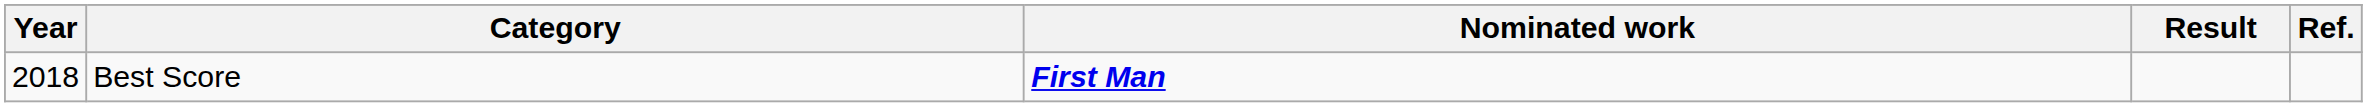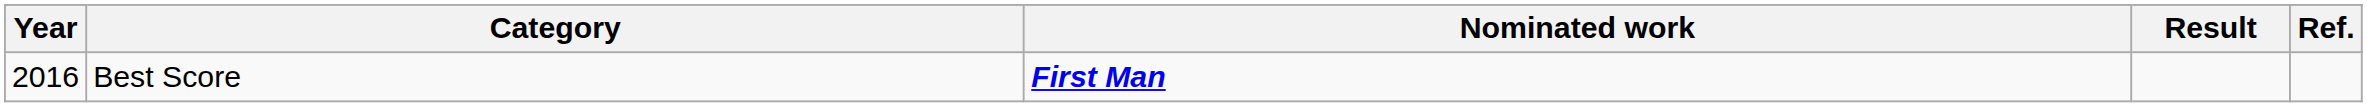(46, 76) 2018 -> (46, 76) 2016
